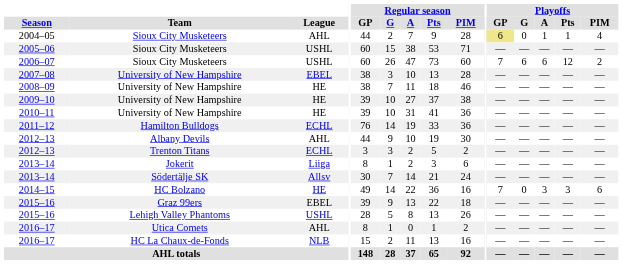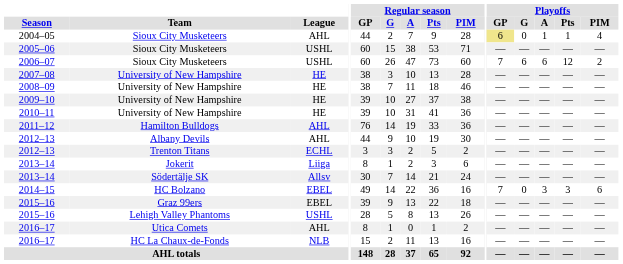(319, 74) EBEL -> (319, 74) HE
(319, 125) ECHL -> (319, 125) AHL
(319, 189) HE -> (319, 189) EBEL
